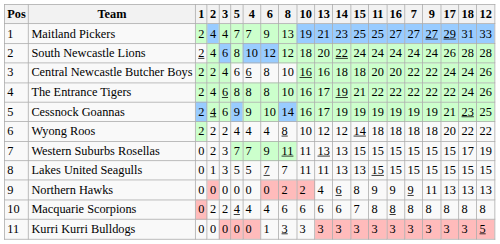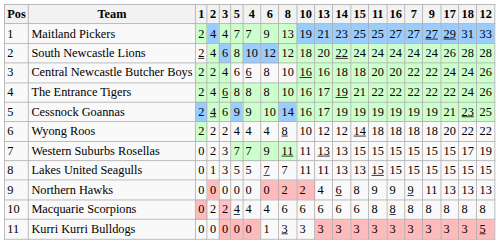(225, 209) no background -> (225, 209) pink background
(357, 209) 7 -> (357, 209) 6
